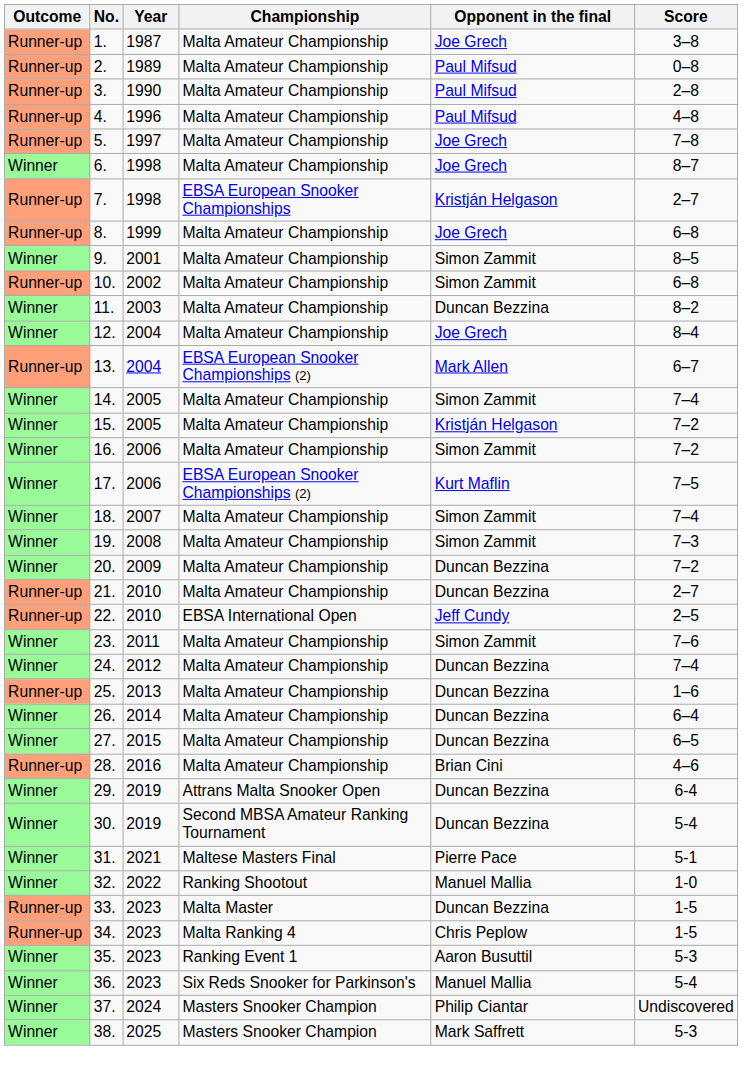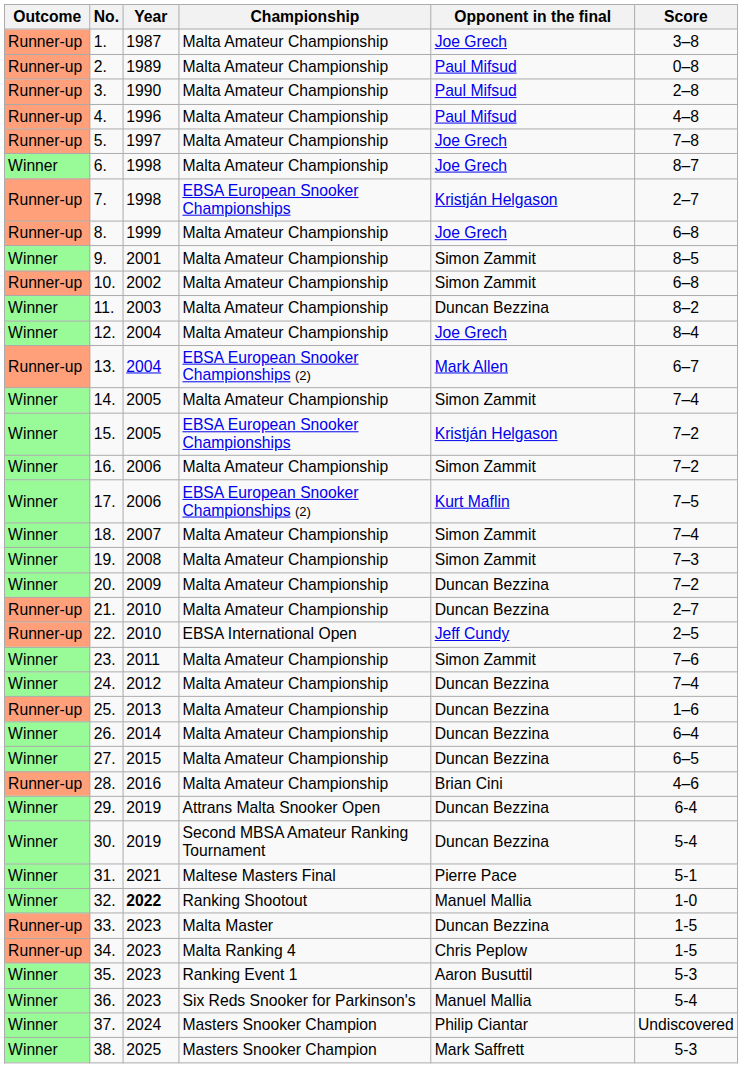(285, 425) Malta Amateur Championship -> (270, 434) EBSA European Snooker Championships
(144, 883) normal -> (144, 900) bold
